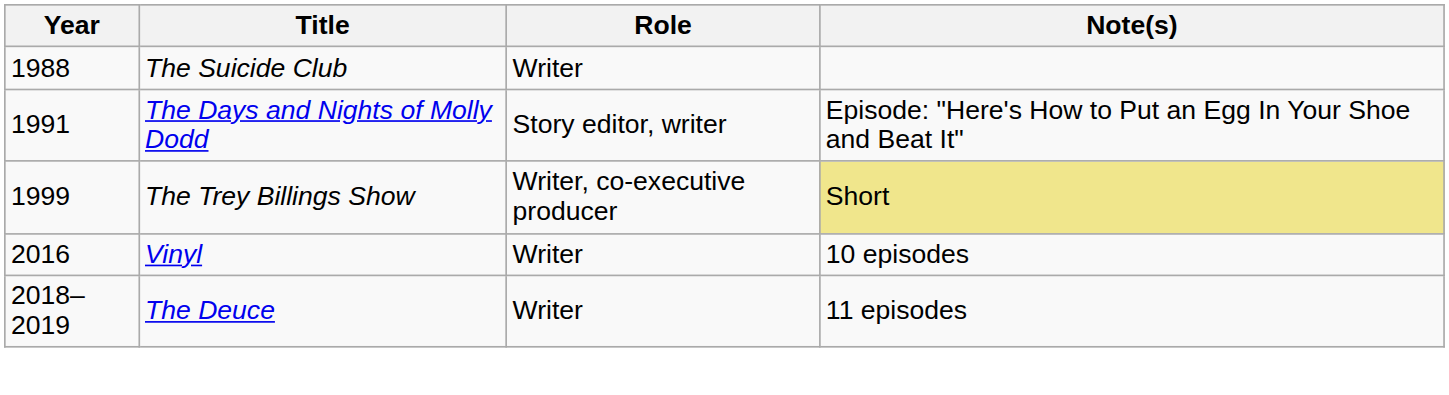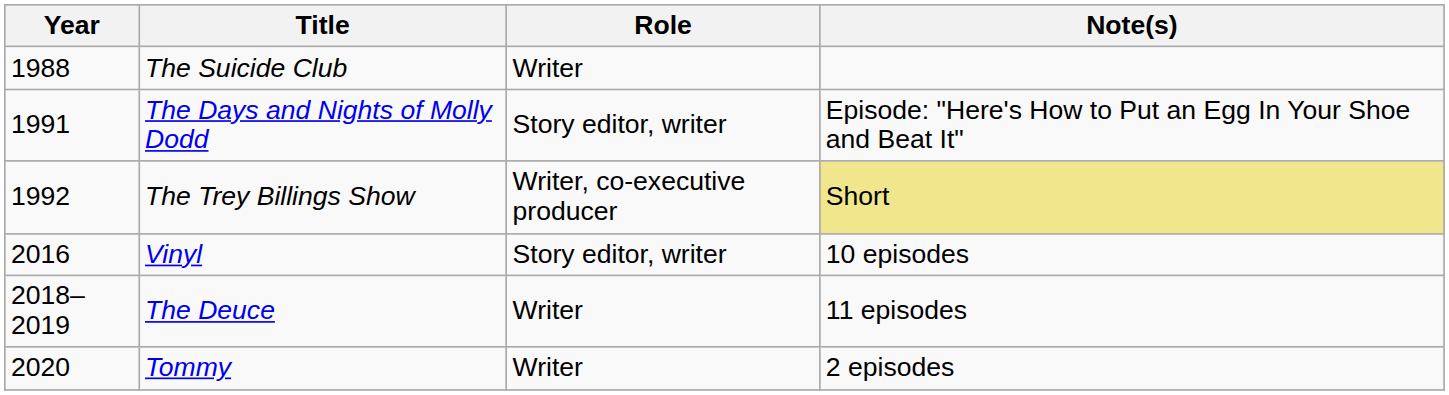(40, 196) 1999 -> (40, 196) 1992
(548, 253) Writer -> (620, 253) Story editor, writer
+ row: (188, 367)
